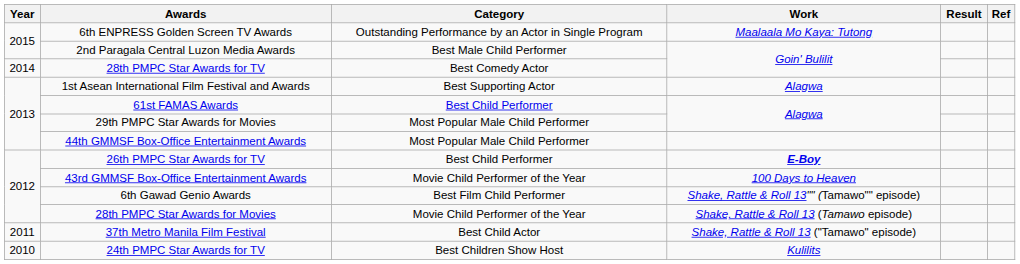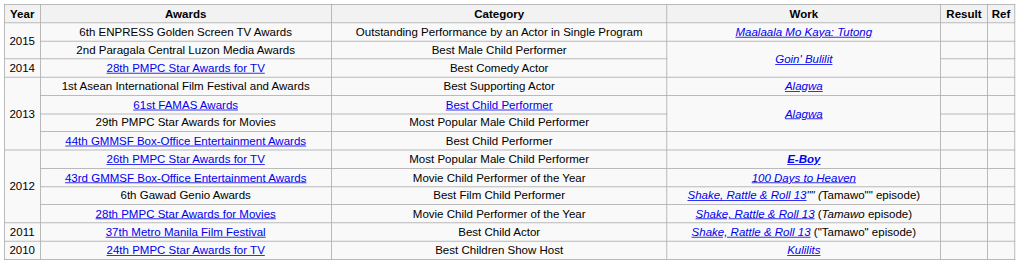(499, 141) Most Popular Male Child Performer -> (499, 141) Best Child Performer
(499, 159) Best Child Performer -> (499, 159) Most Popular Male Child Performer
